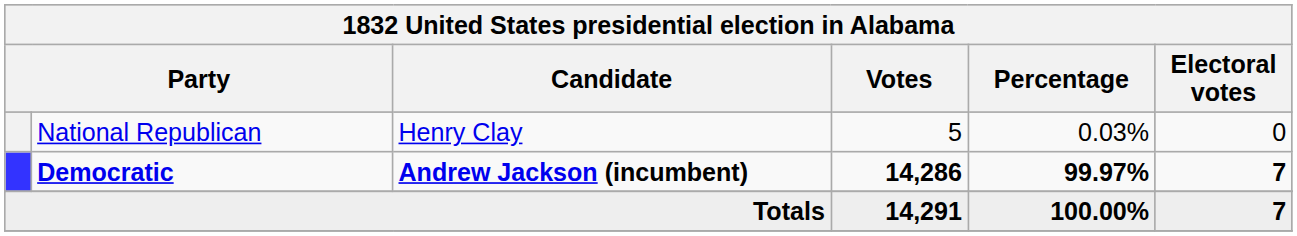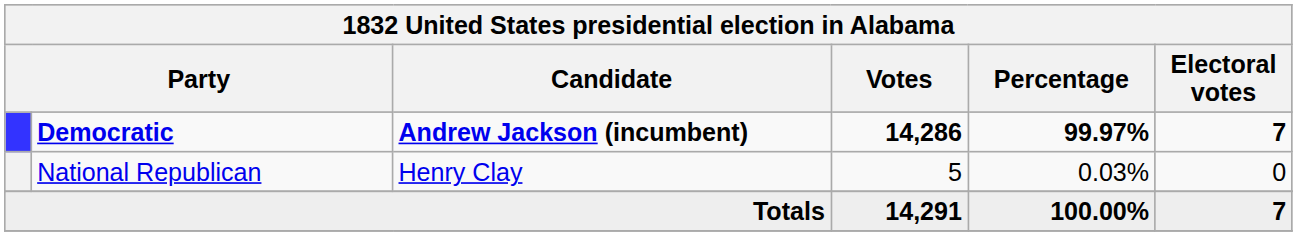rows swapped: (105, 172) <-> (149, 132)
